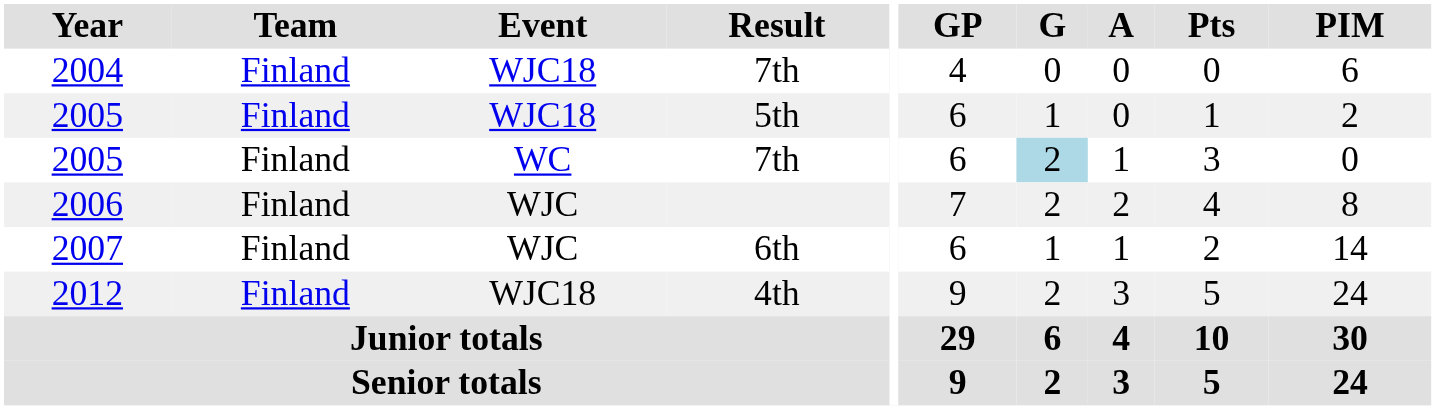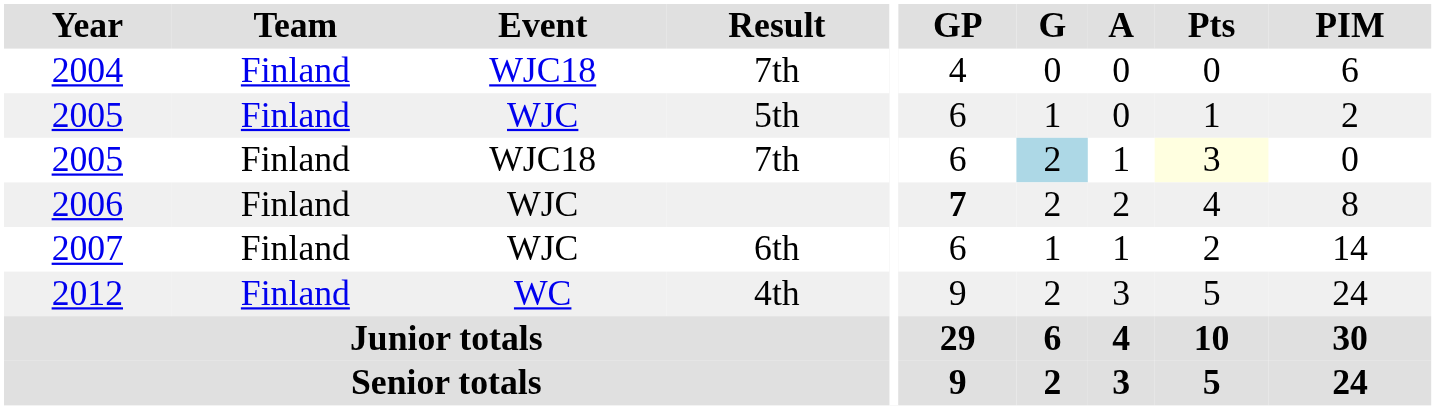(543, 114) WJC18 -> (543, 114) WJC
(543, 159) WC -> (543, 159) WJC18
(1212, 159) no background -> (1212, 159) lightyellow background
(958, 204) normal -> (958, 204) bold
(543, 293) WJC18 -> (543, 293) WC
